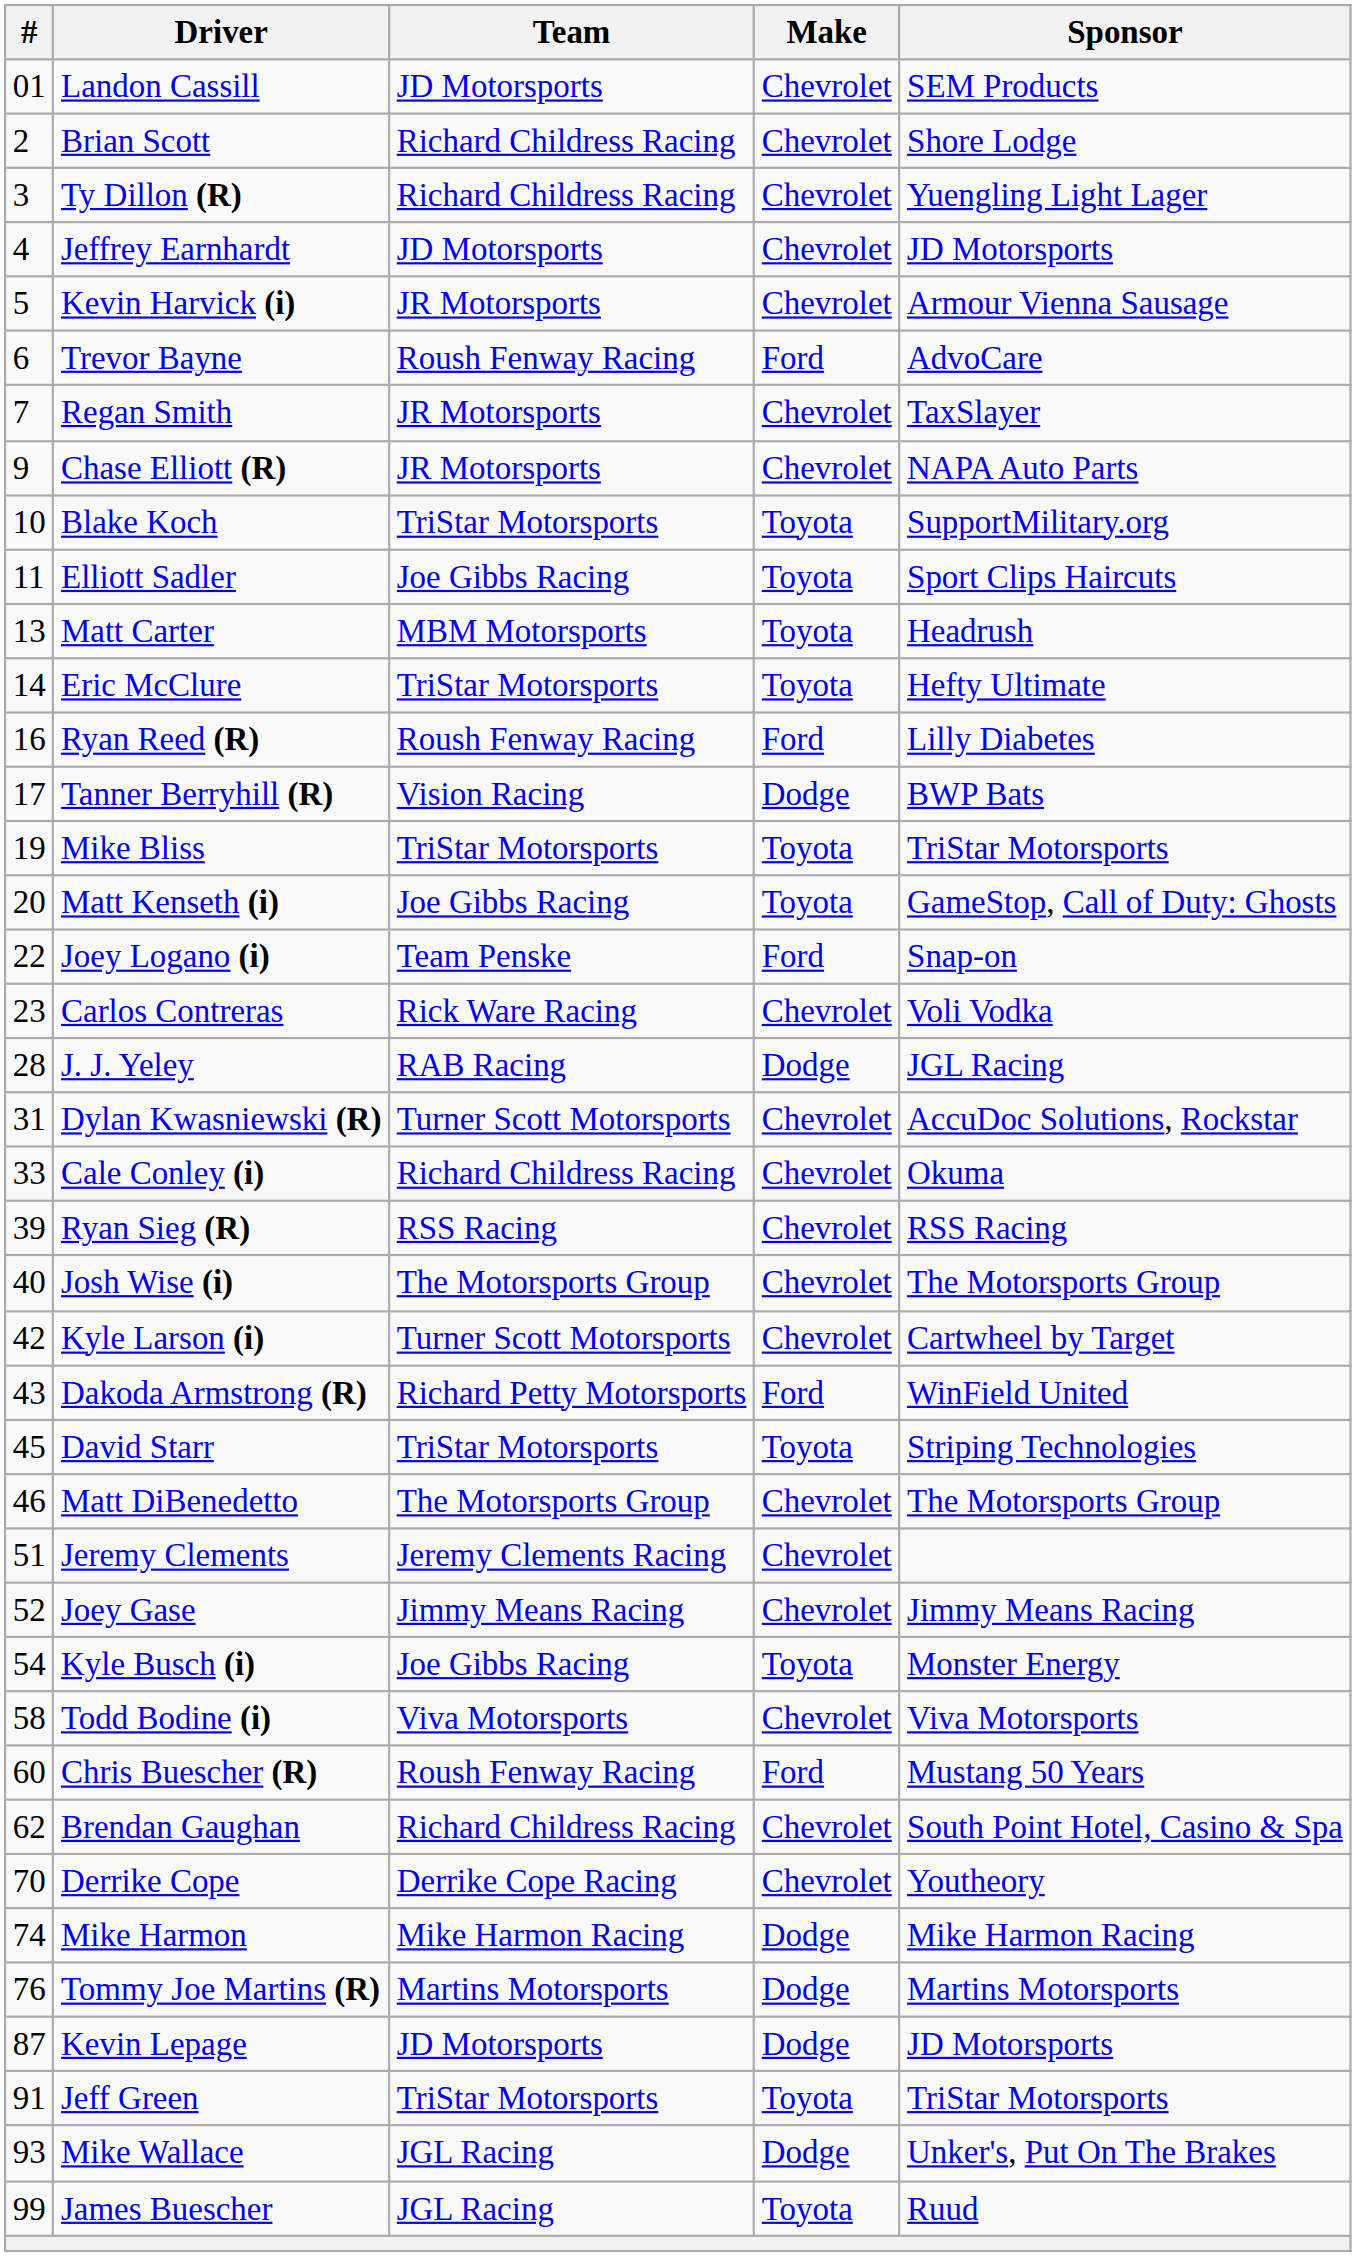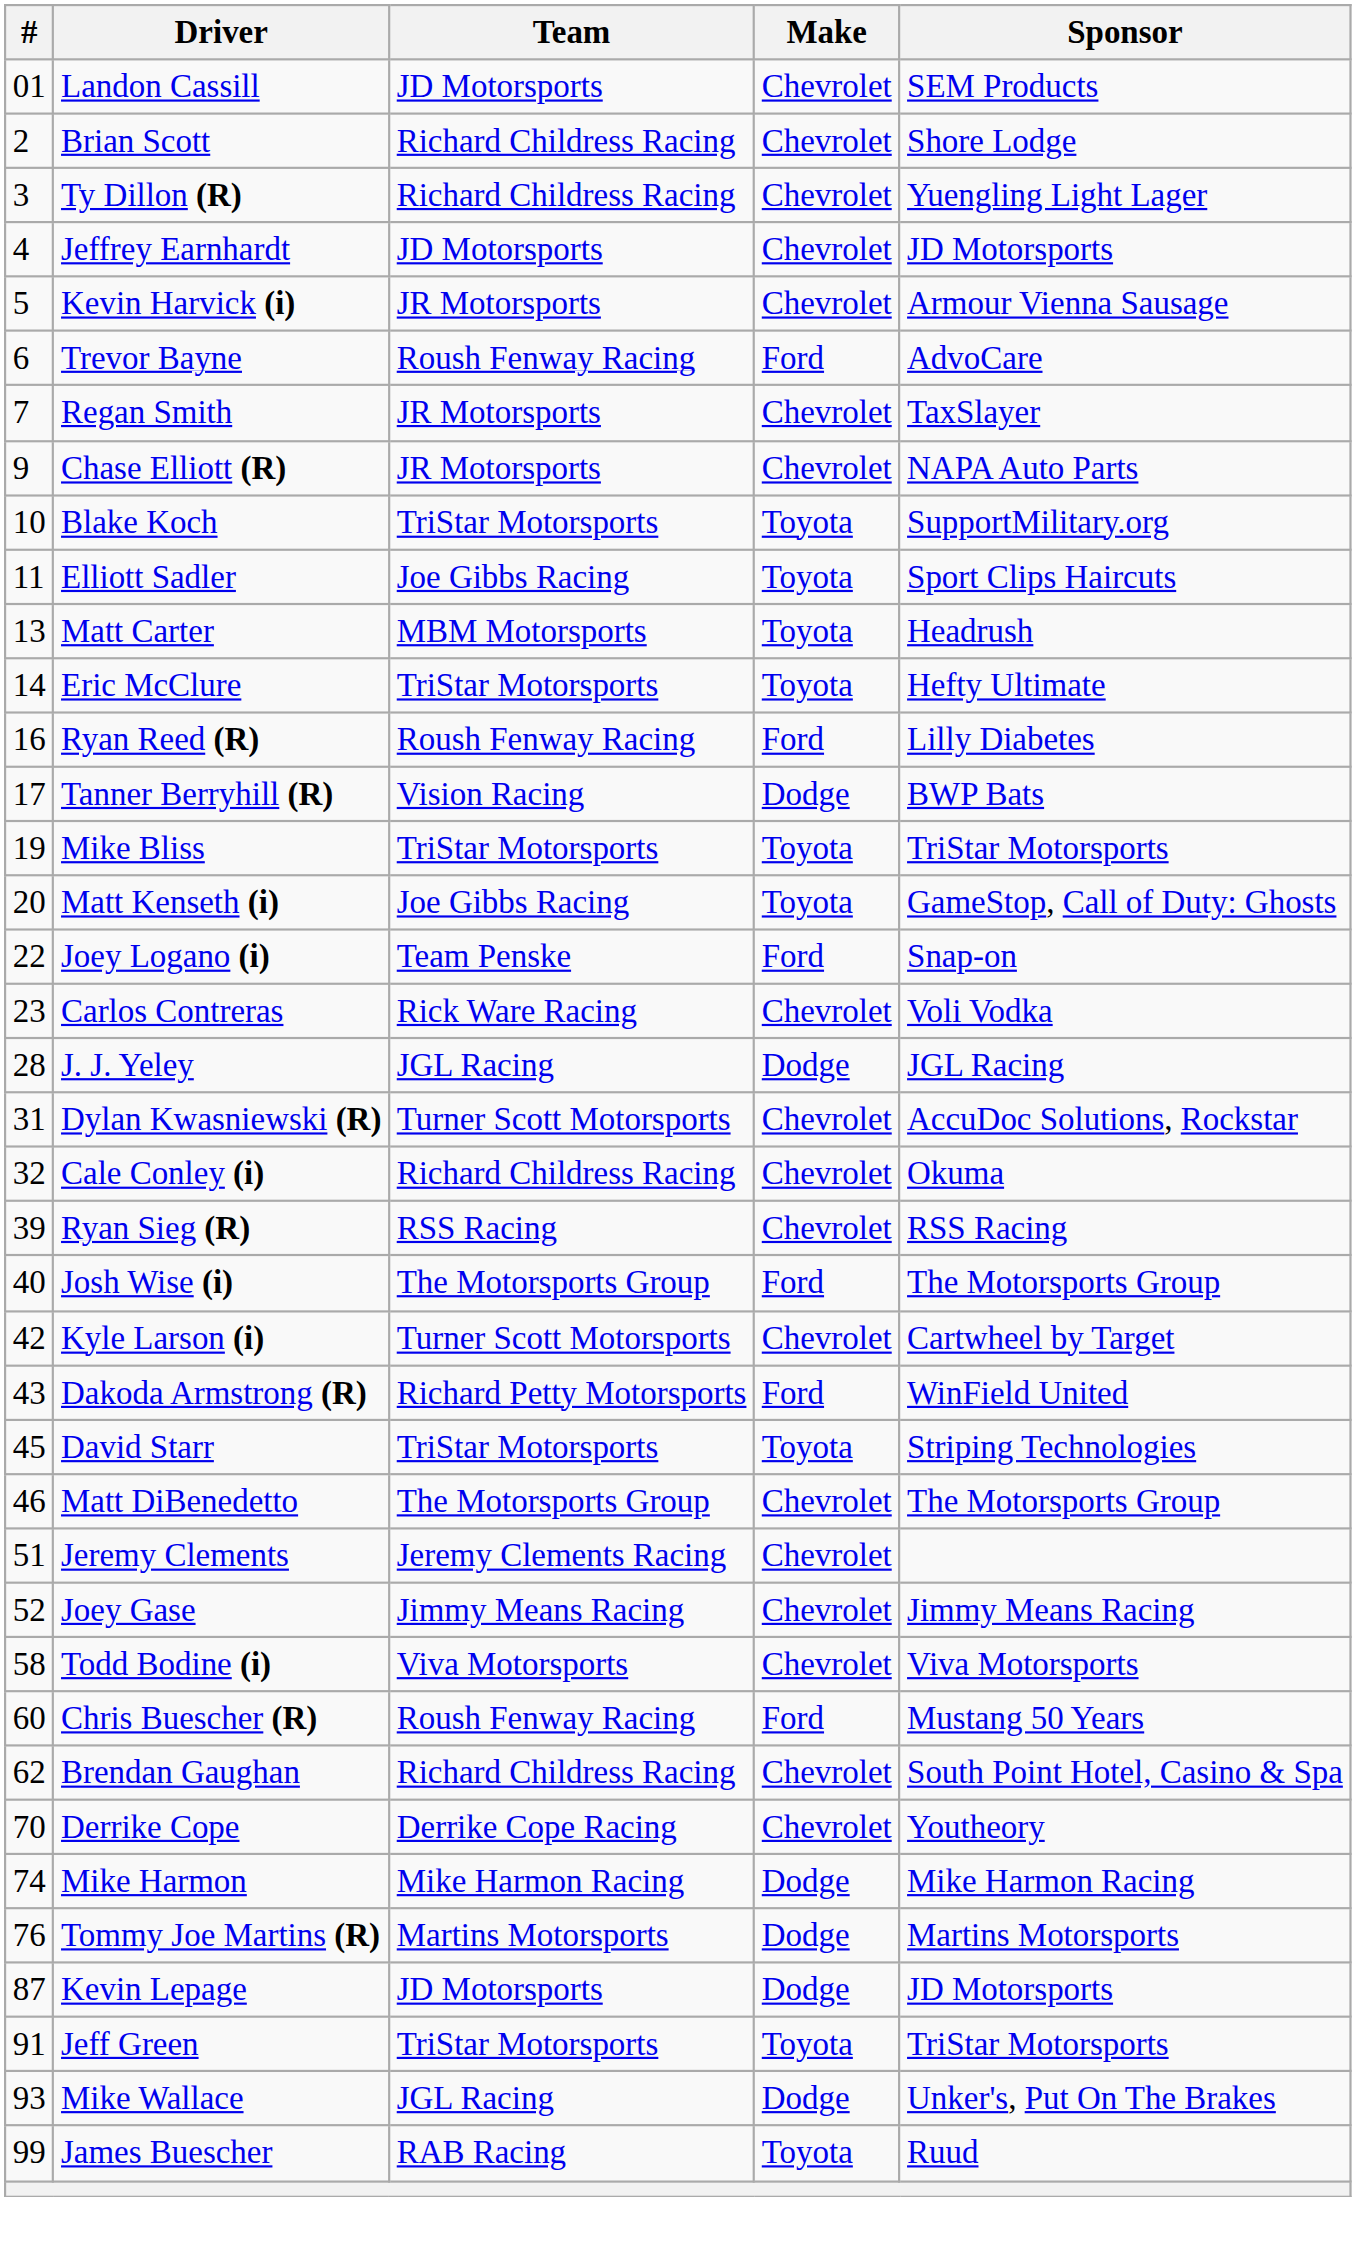(481, 1065) RAB Racing -> (475, 1065) JGL Racing
(29, 1173) 33 -> (29, 1173) 32
(827, 1282) Chevrolet -> (793, 1282) Ford
- row: (158, 1663)
(475, 2207) JGL Racing -> (481, 2152) RAB Racing
